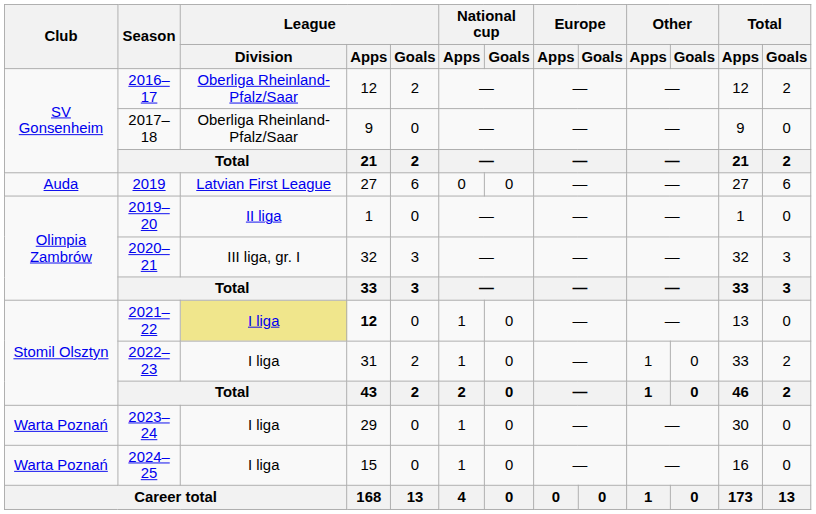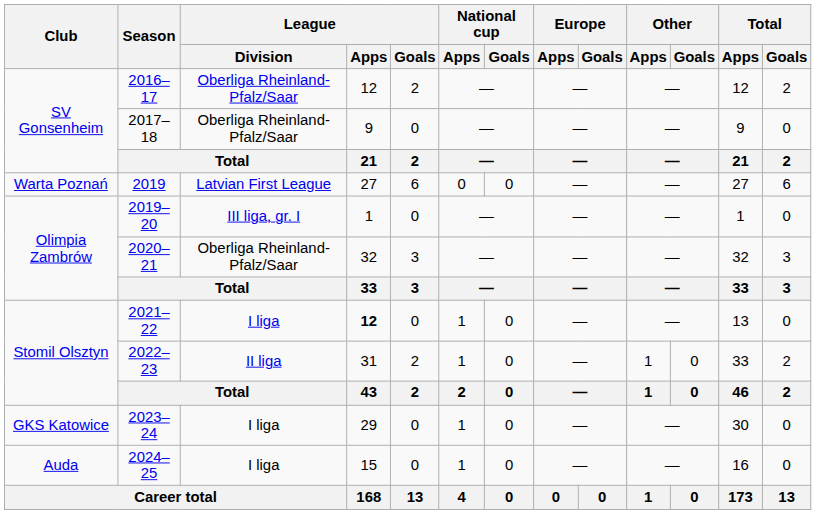(61, 184) Auda -> (61, 184) Warta Poznań
(264, 216) II liga -> (264, 216) III liga, gr. I
(264, 256) III liga, gr. I -> (264, 256) Oberliga Rheinland-Pfalz/Saar
(264, 320) khaki background -> (264, 320) no background
(264, 361) I liga -> (264, 361) II liga
(61, 425) Warta Poznań -> (61, 425) GKS Katowice
(61, 465) Warta Poznań -> (61, 465) Auda
